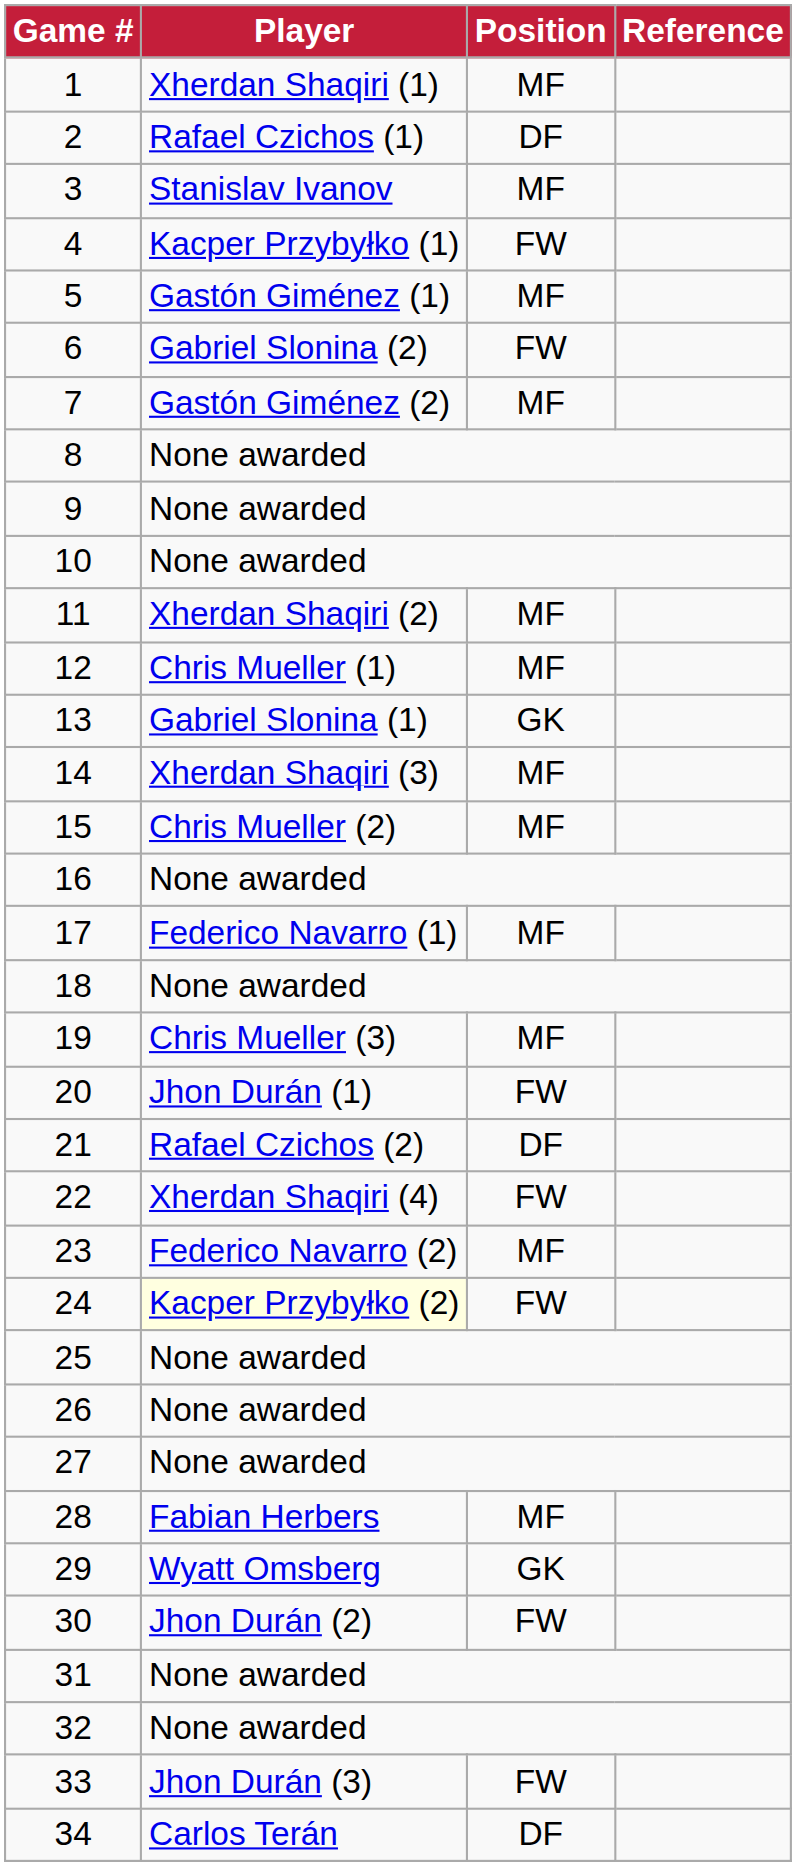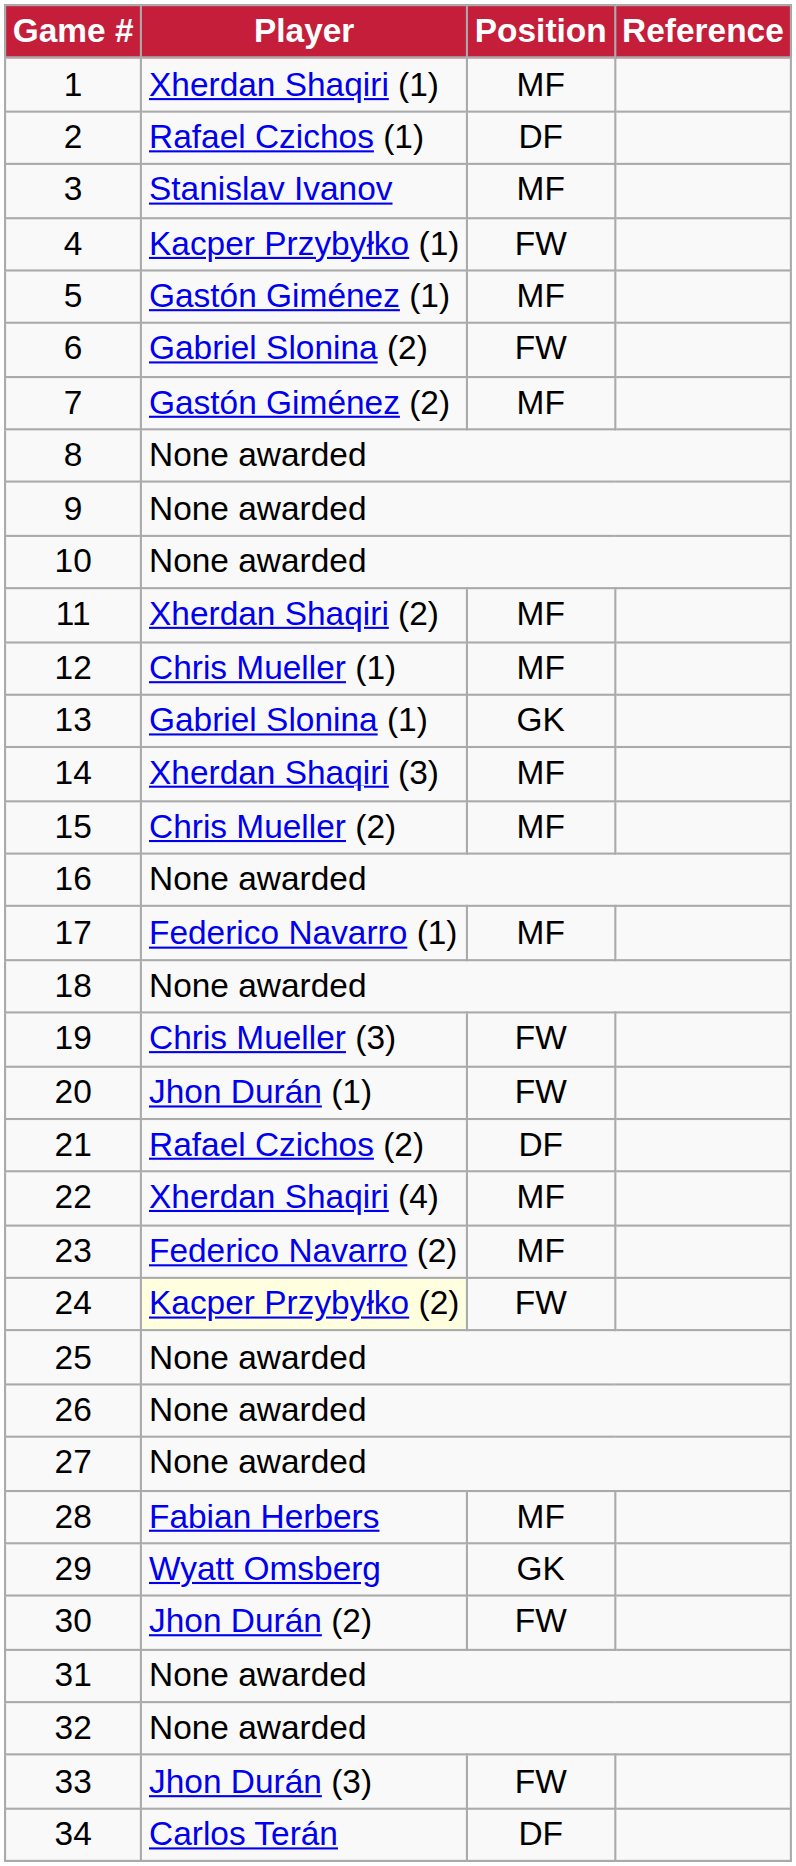(541, 1038) MF -> (541, 1038) FW
(541, 1197) FW -> (541, 1197) MF
